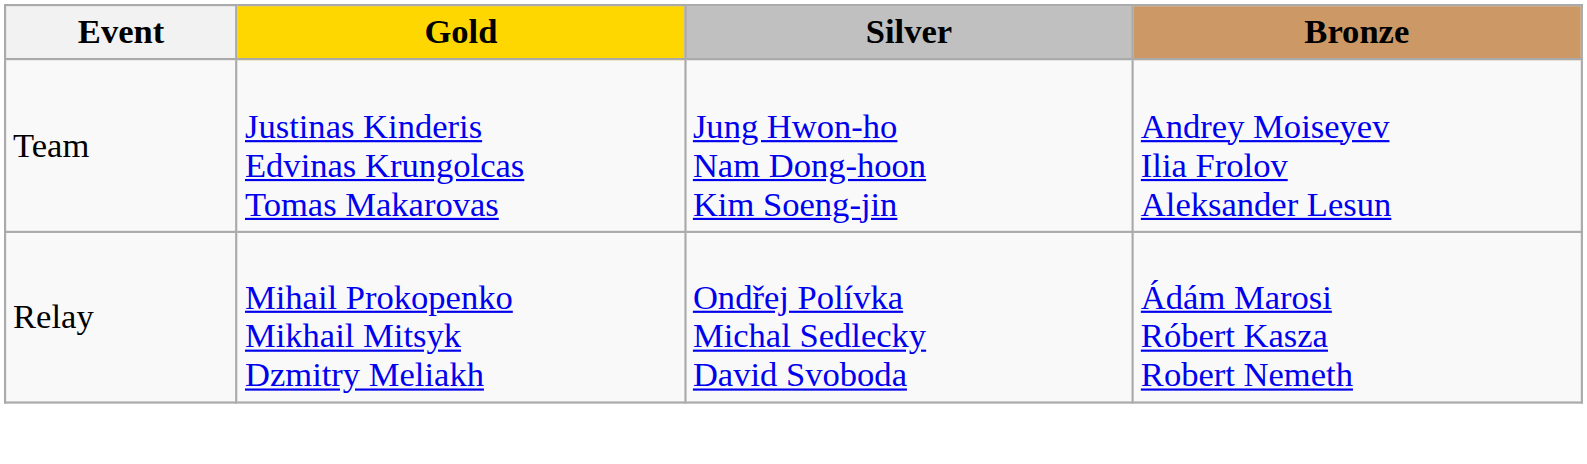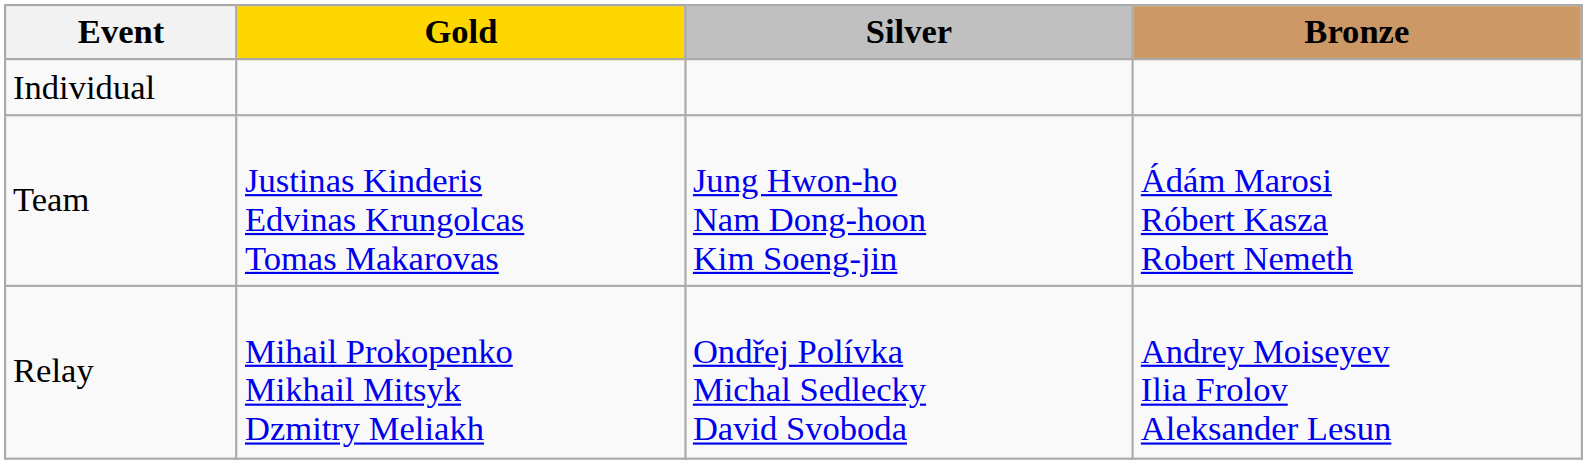+ row: (84, 86)
(1266, 164) Andrey Moiseyev Ilia Frolov Aleksander Lesun -> (1247, 219) Ádám Marosi Róbert Kasza Robert Nemeth
(1247, 335) Ádám Marosi Róbert Kasza Robert Nemeth -> (1266, 390) Andrey Moiseyev Ilia Frolov Aleksander Lesun
